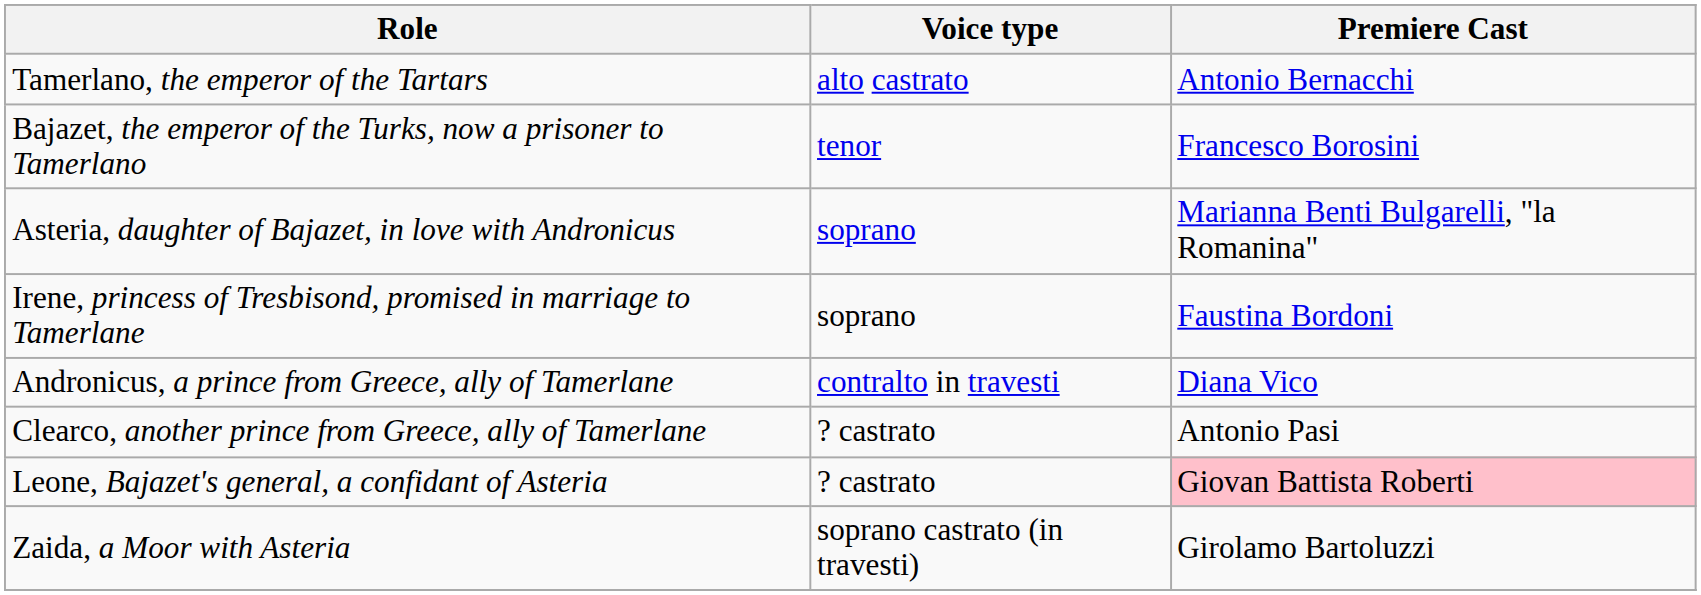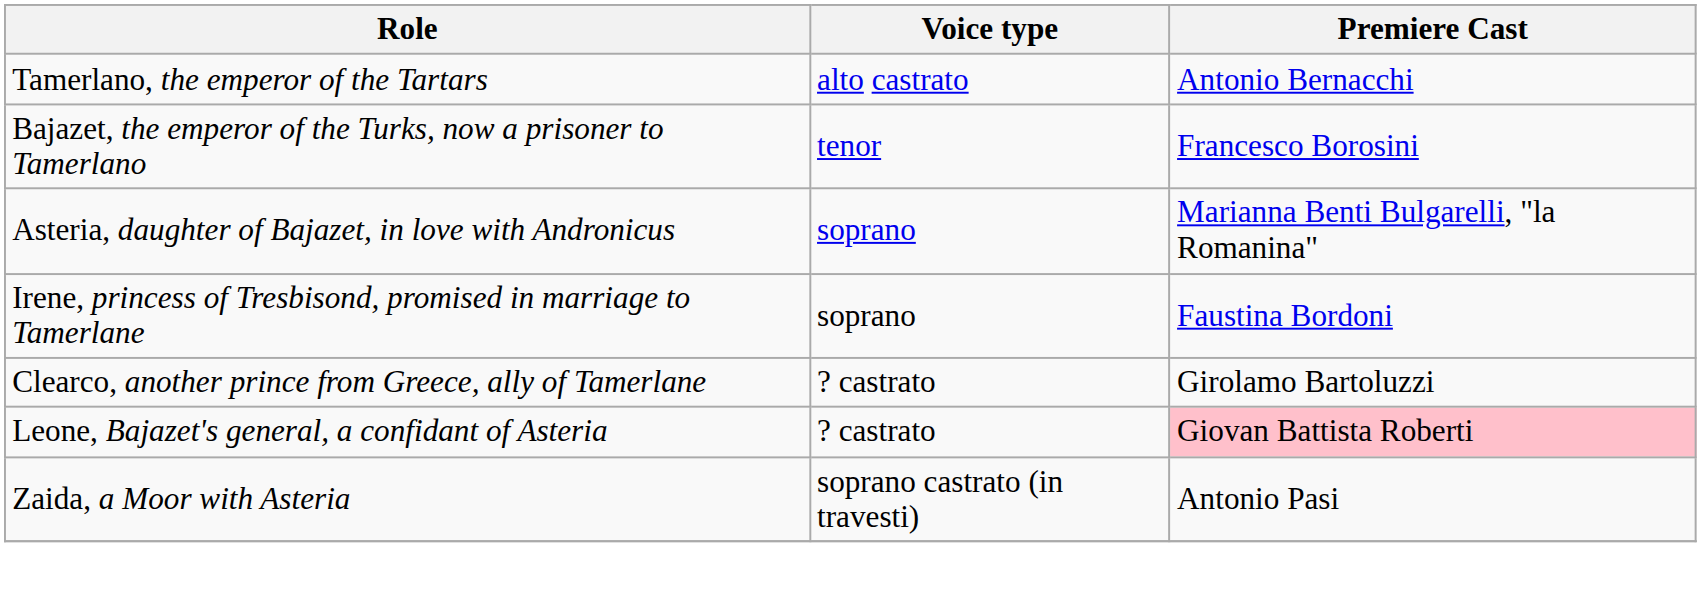- row: (343, 381)
(1258, 431) Antonio Pasi -> (1306, 381) Girolamo Bartoluzzi
(1306, 547) Girolamo Bartoluzzi -> (1258, 498) Antonio Pasi
